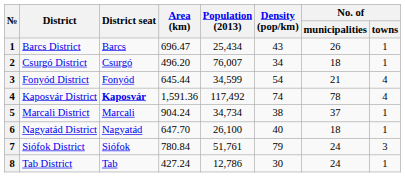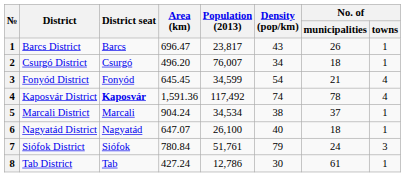(227, 46) 25,434 -> (227, 46) 23,817
(176, 79) 645.44 -> (176, 79) 645.45
(227, 113) 34,734 -> (227, 113) 34,534
(176, 130) 647.70 -> (176, 130) 647.07
(335, 163) 24 -> (335, 163) 61
